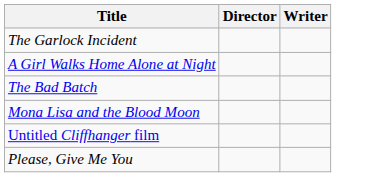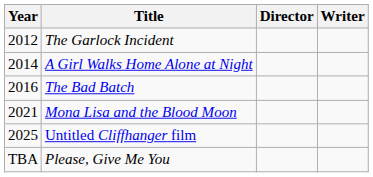+ column: (23, 16)
